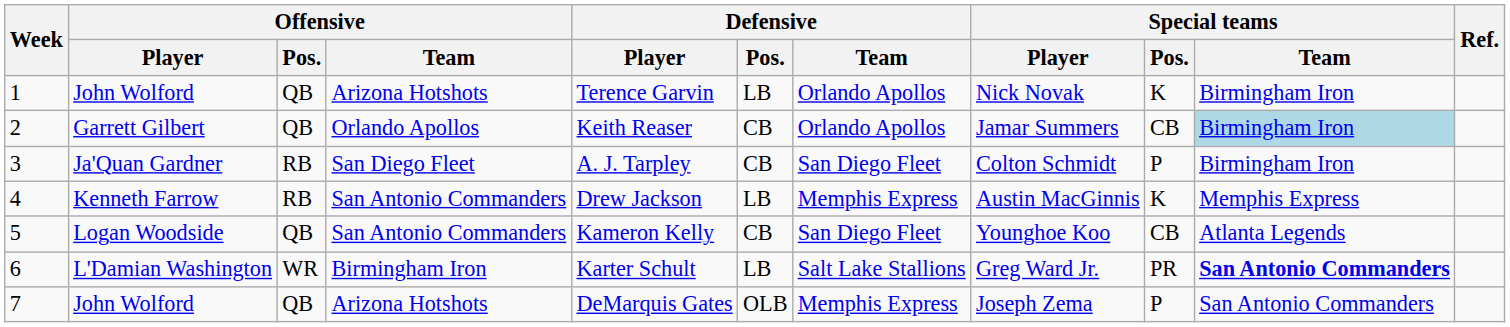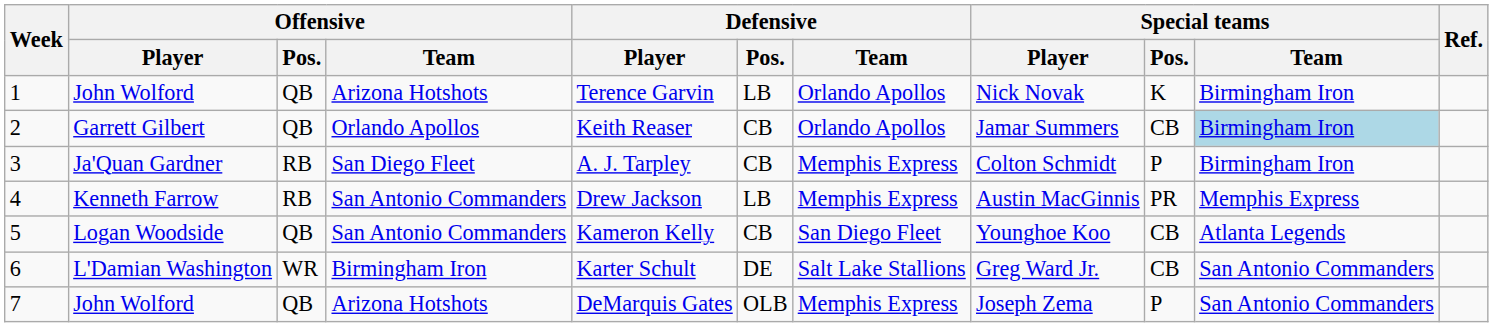(869, 163) San Diego Fleet -> (878, 163) Memphis Express
(1158, 198) K -> (1164, 198) PR
(757, 269) LB -> (758, 269) DE
(1164, 269) PR -> (1165, 269) CB
(1325, 269) bold -> (1317, 269) normal
